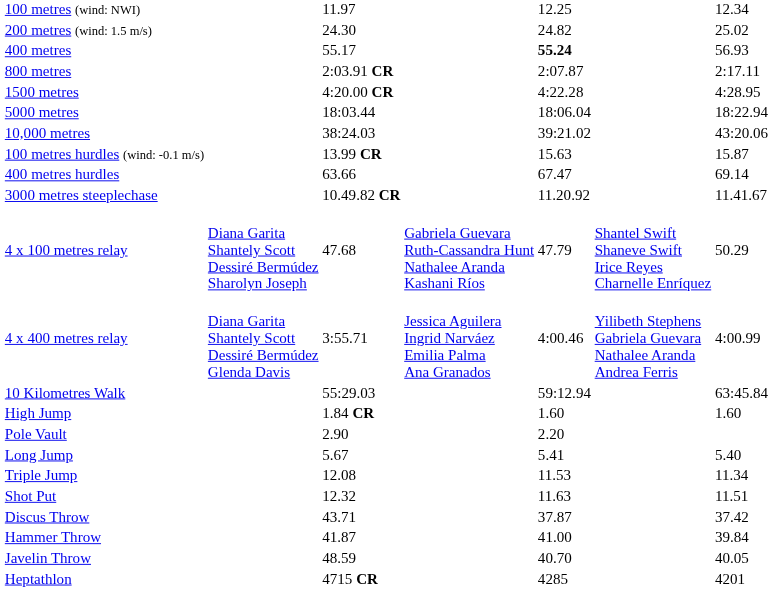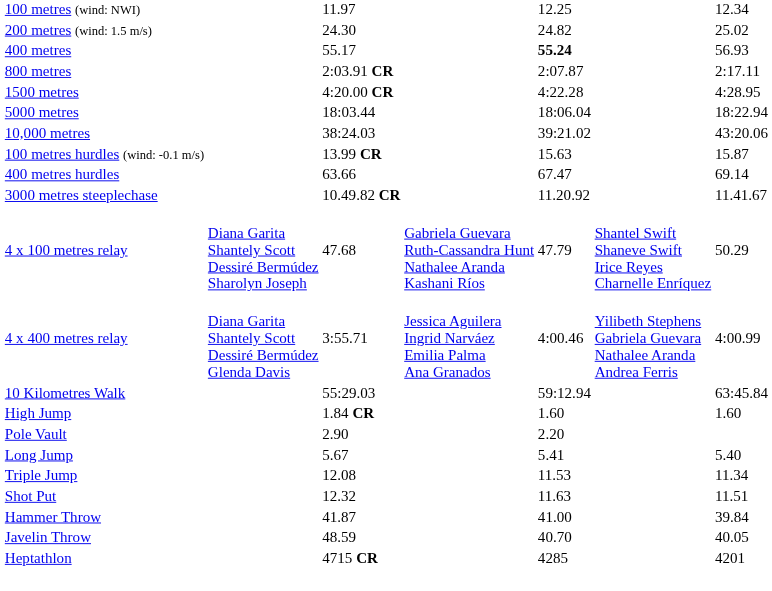- row: (47, 516)
